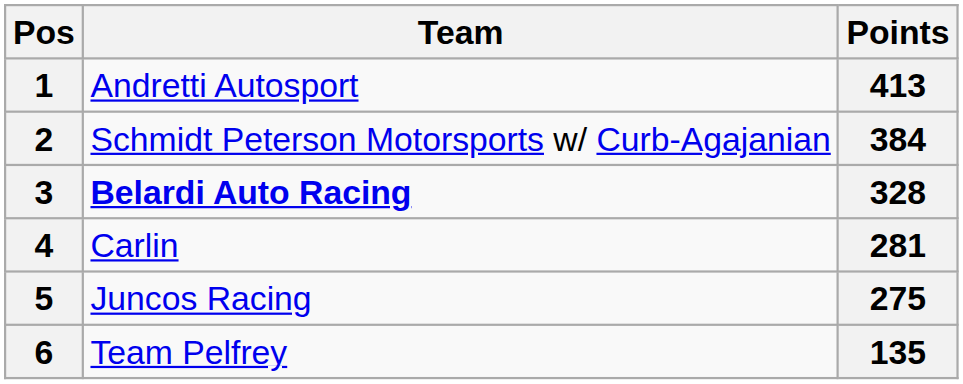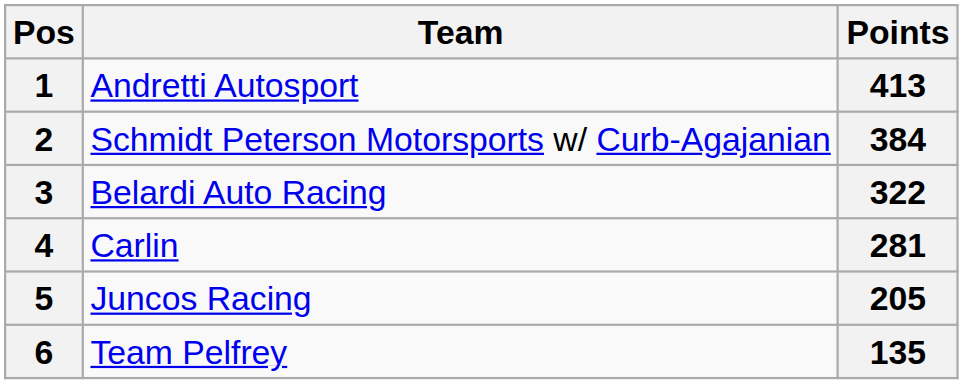(251, 192) bold -> (239, 192) normal
(898, 192) 328 -> (898, 192) 322
(898, 299) 275 -> (898, 299) 205
